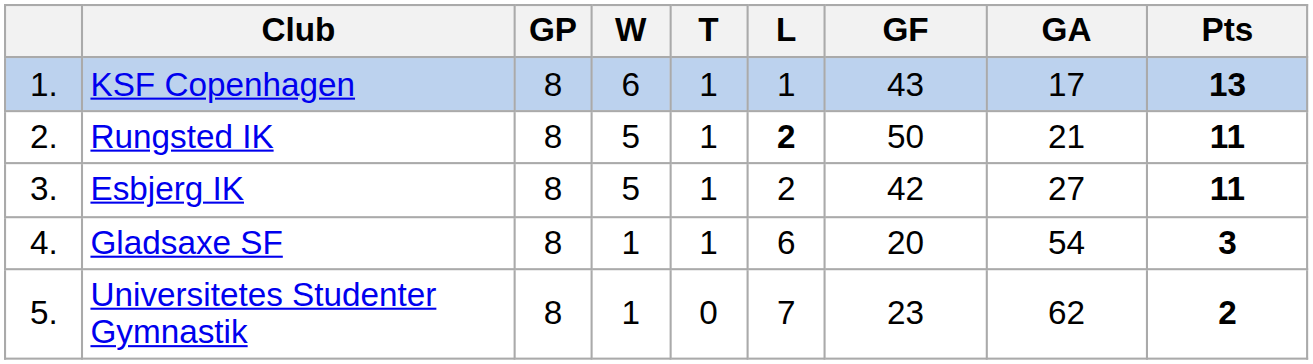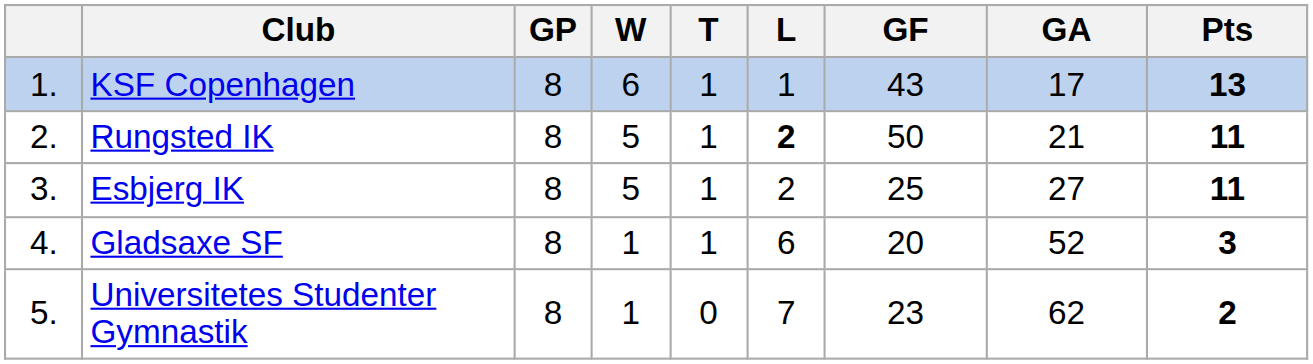(906, 189) 42 -> (906, 189) 25
(1066, 242) 54 -> (1066, 242) 52
